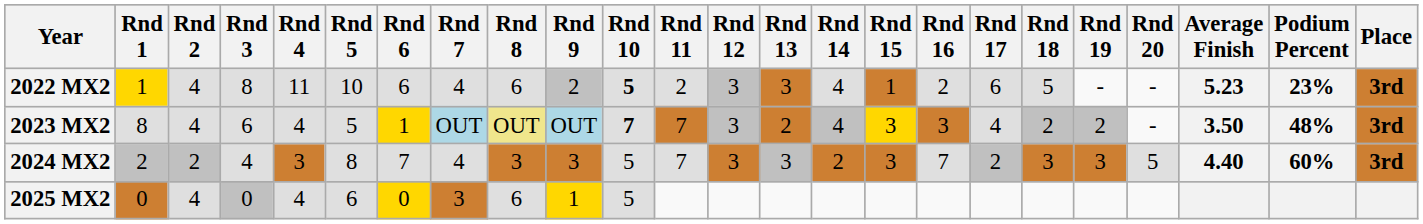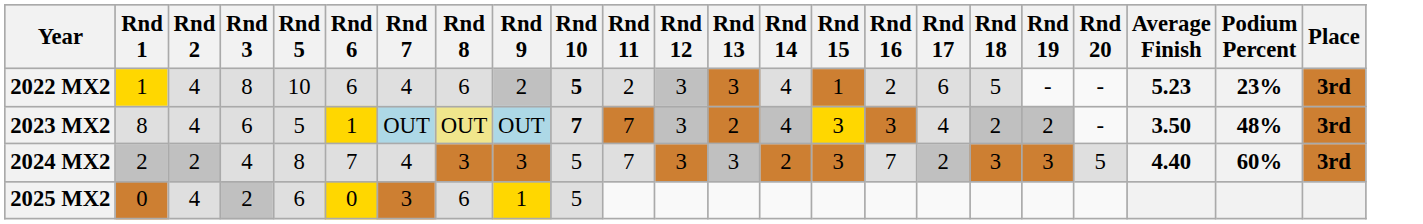- column: (299, 36)
(247, 199) 0 -> (247, 199) 2
